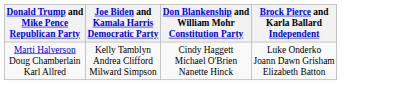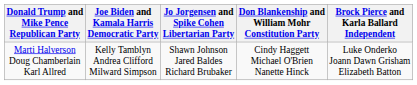+ column: (199, 23)
